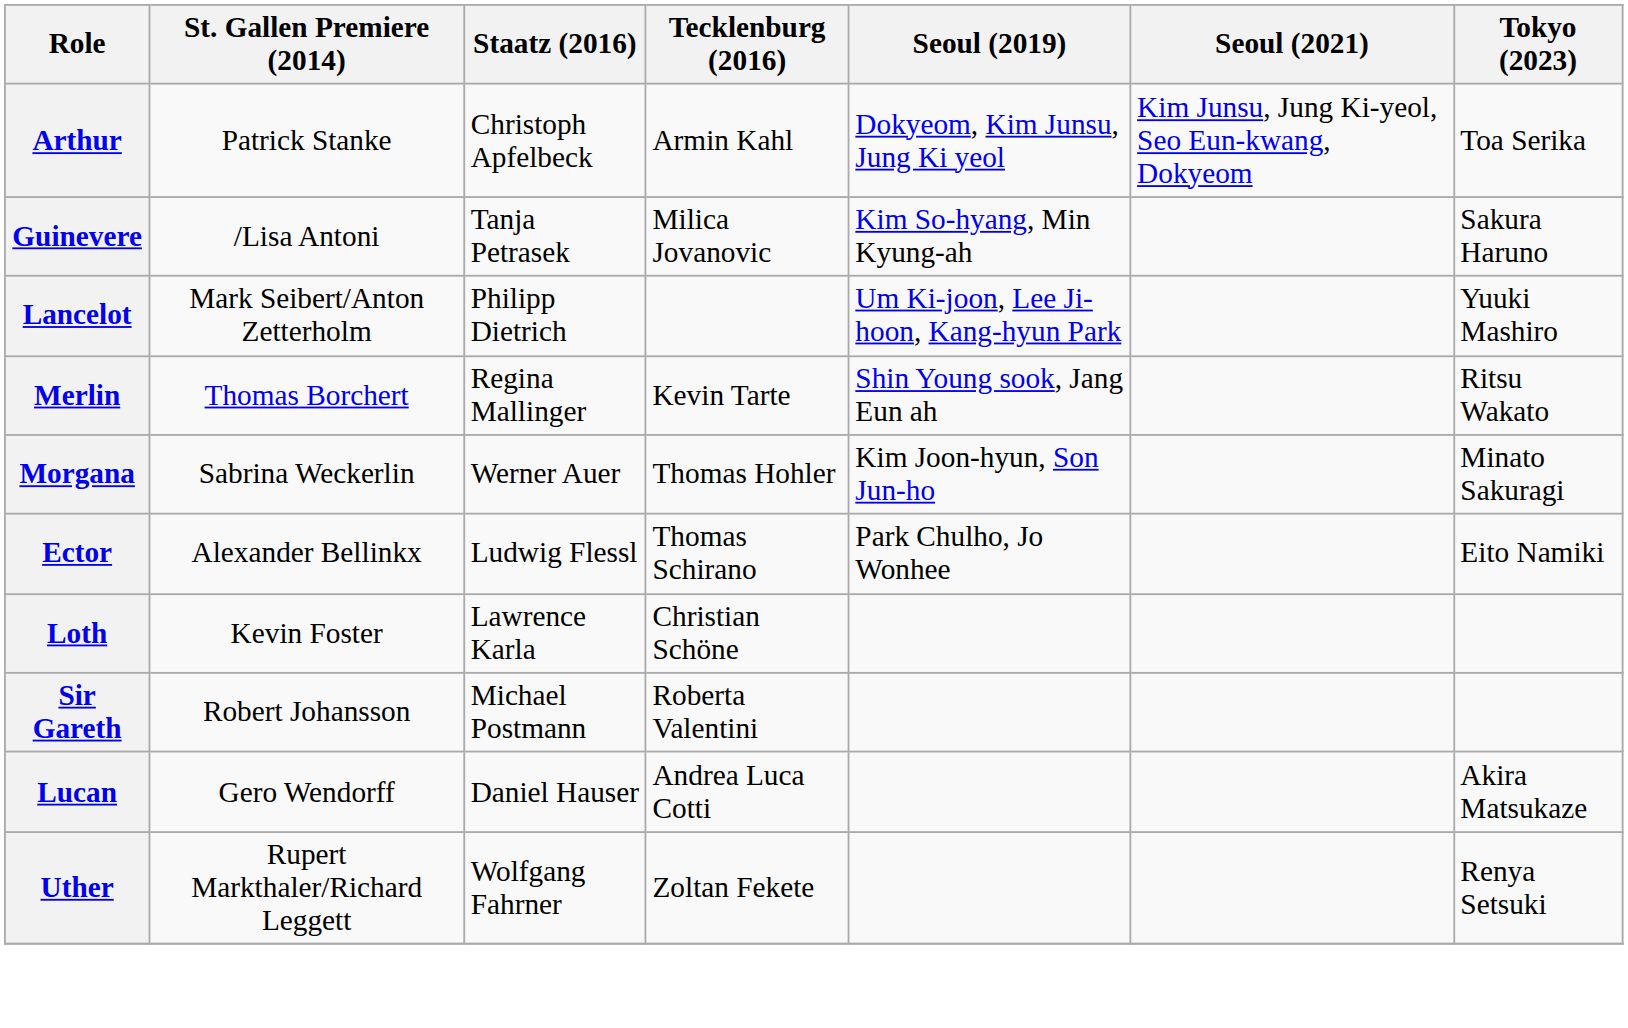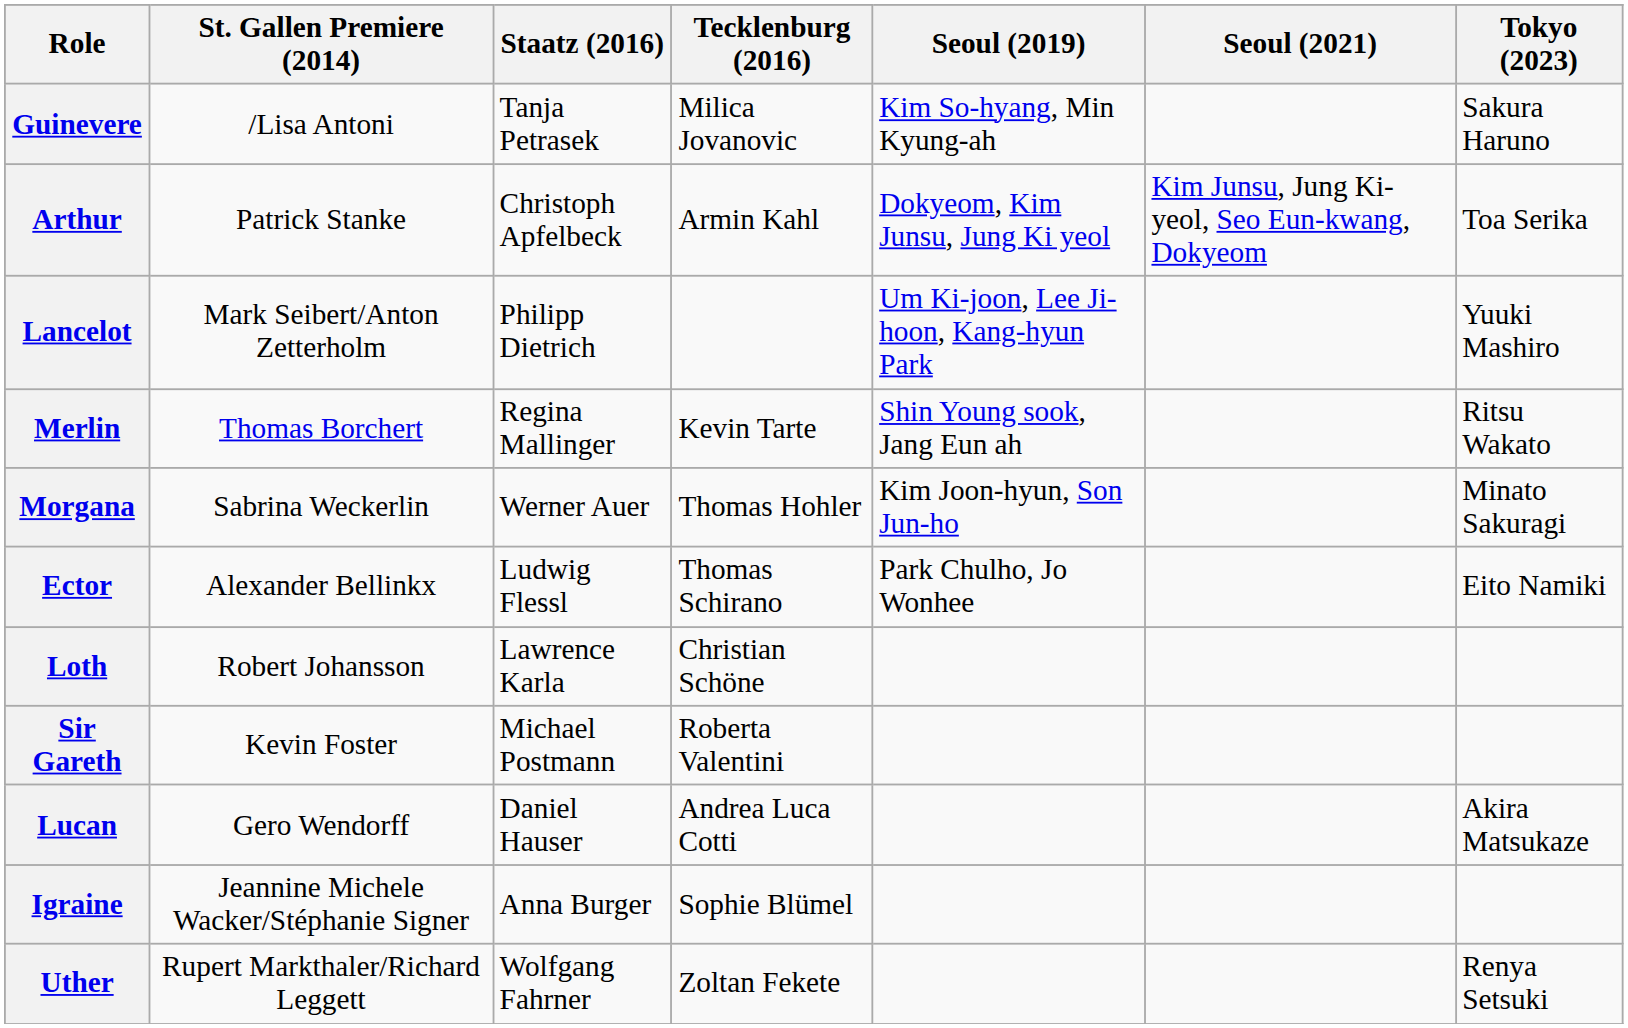rows swapped: (77, 140) <-> (77, 235)
(307, 632) Kevin Foster -> (321, 665) Robert Johansson
(307, 712) Robert Johansson -> (321, 745) Kevin Foster
+ row: (77, 903)
